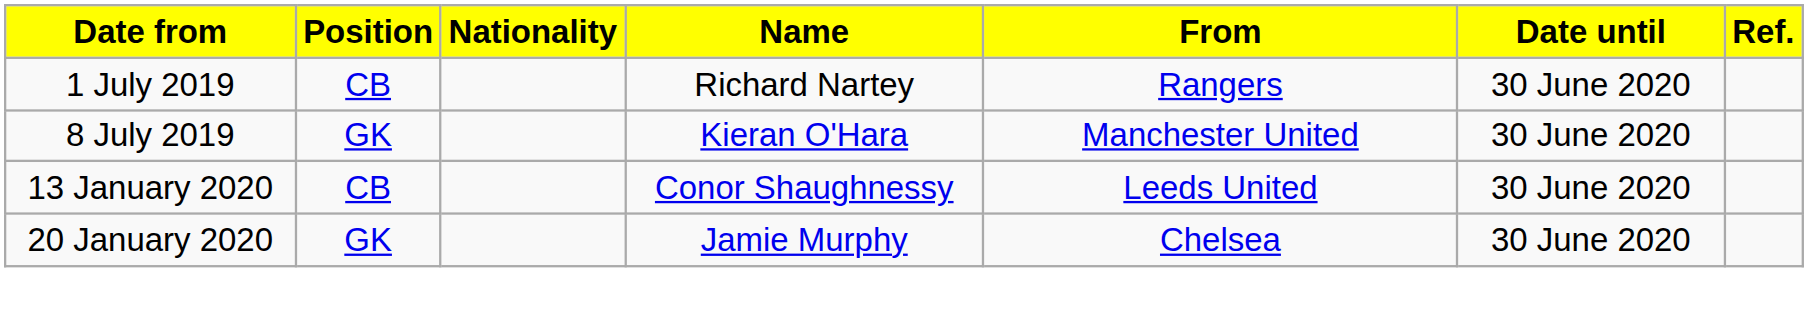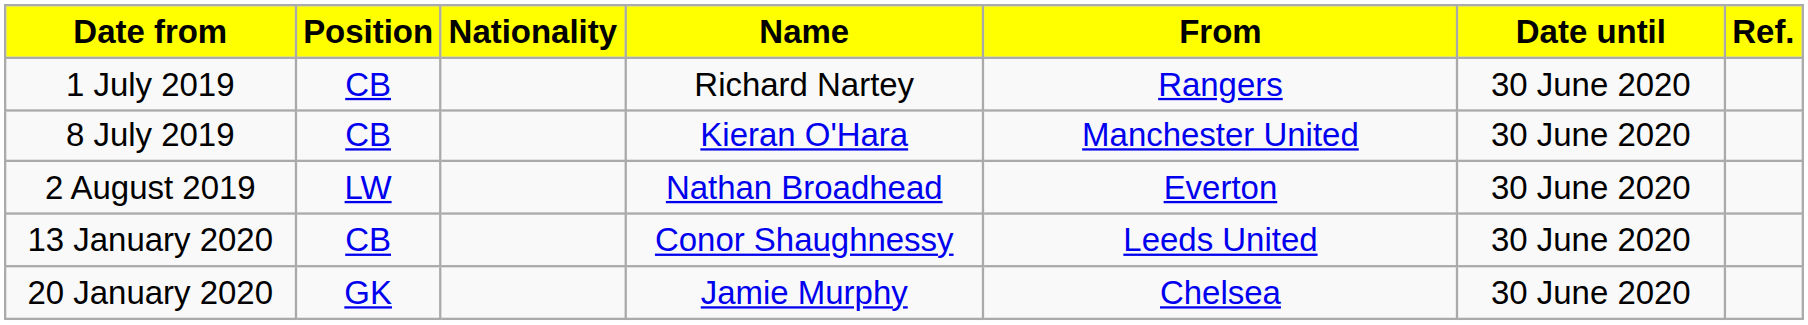(368, 136) GK -> (368, 136) CB
+ row: (150, 188)
